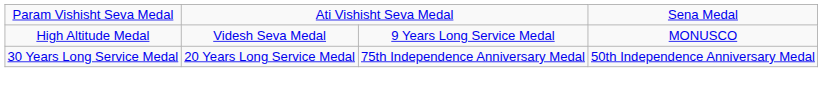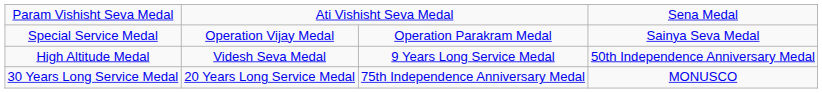+ row: (93, 35)
(703, 35) MONUSCO -> (703, 56) 50th Independence Anniversary Medal
(703, 56) 50th Independence Anniversary Medal -> (703, 77) MONUSCO
